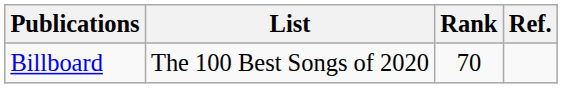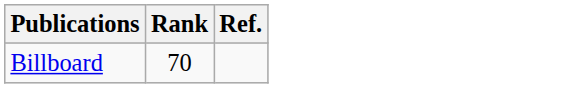- column: (290, 23)
